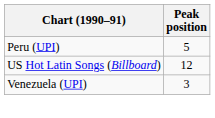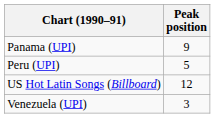+ row: (41, 46)
